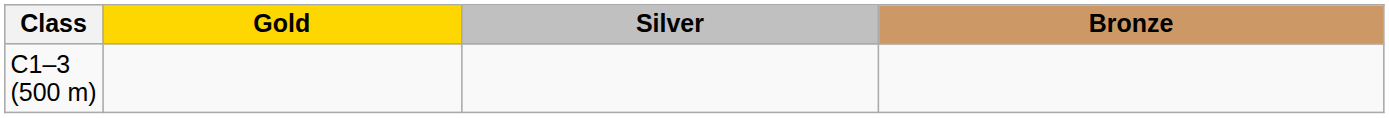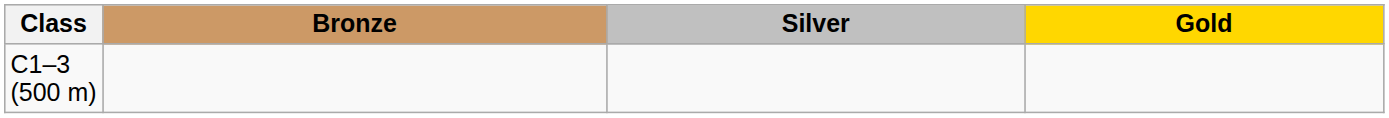columns swapped: (282, 24) <-> (1131, 24)
